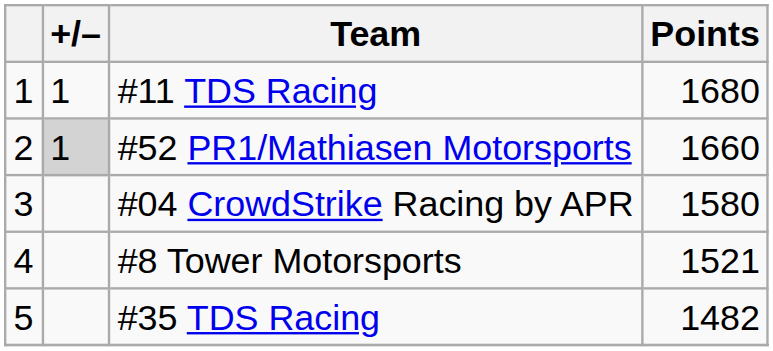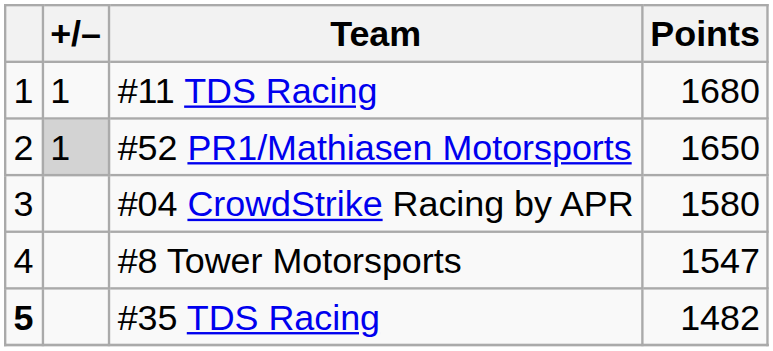(720, 147) 1660 -> (720, 147) 1650
(720, 261) 1521 -> (720, 261) 1547
(23, 318) normal -> (23, 318) bold
